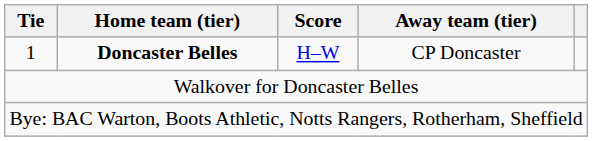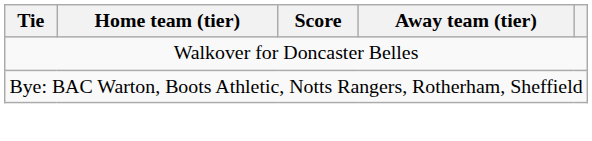- row: (31, 53)
